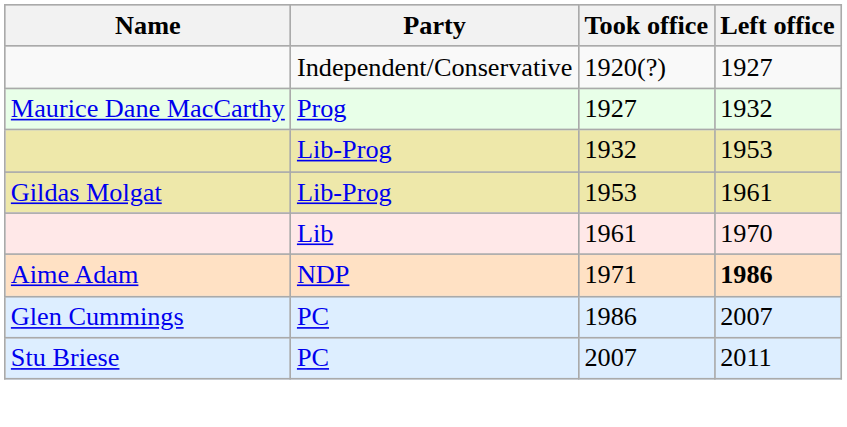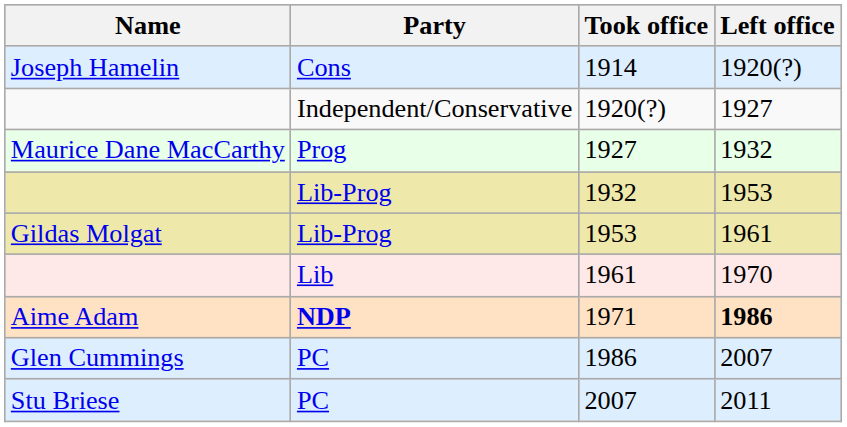+ row: (611, 66)
(323, 274) normal -> (324, 316) bold
